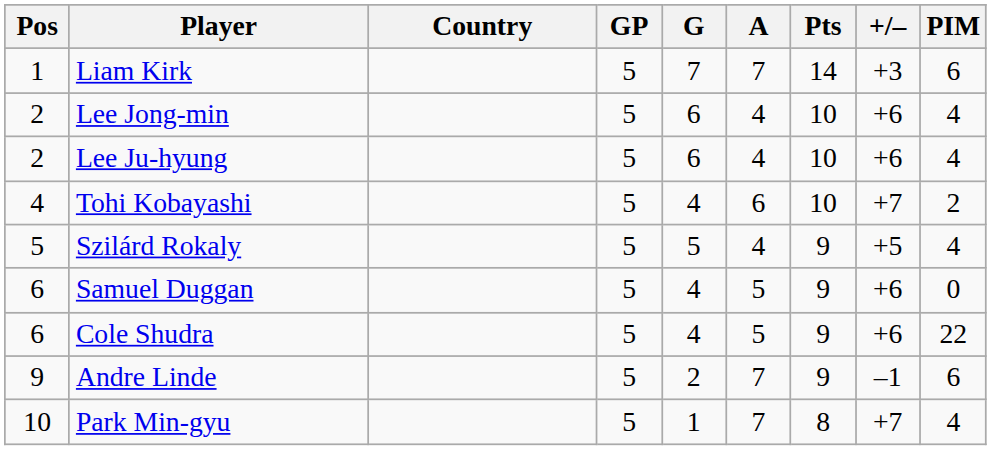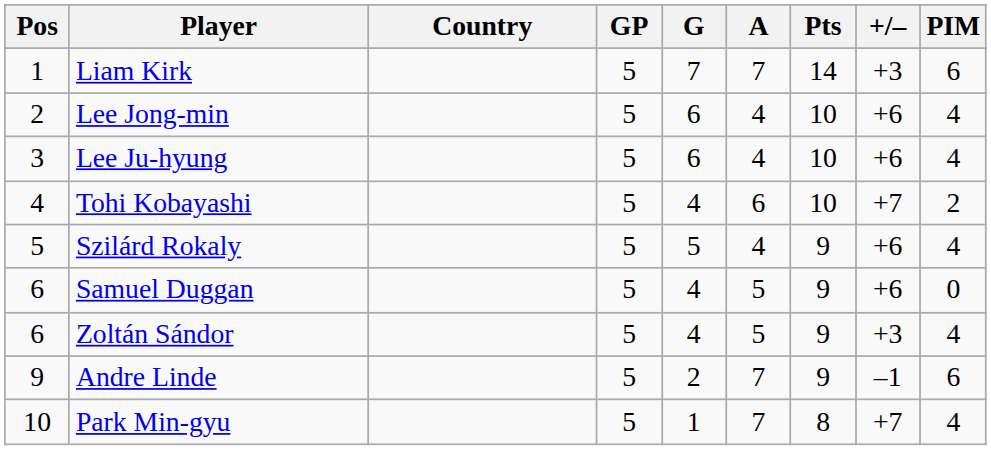(37, 158) 2 -> (37, 158) 3
(888, 245) +5 -> (888, 245) +6
+ row: (155, 333)
- row: (145, 333)
